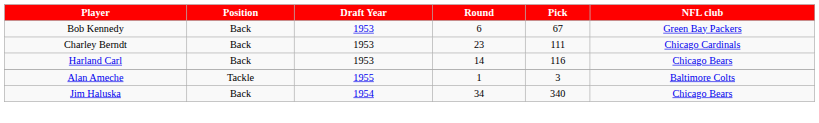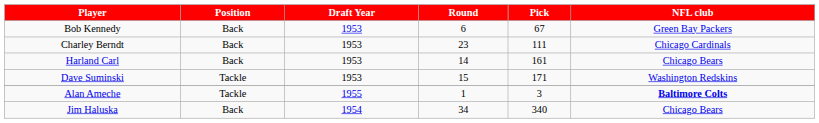(558, 61) 116 -> (539, 61) 161
+ row: (92, 77)
(702, 77) normal -> (693, 93) bold
